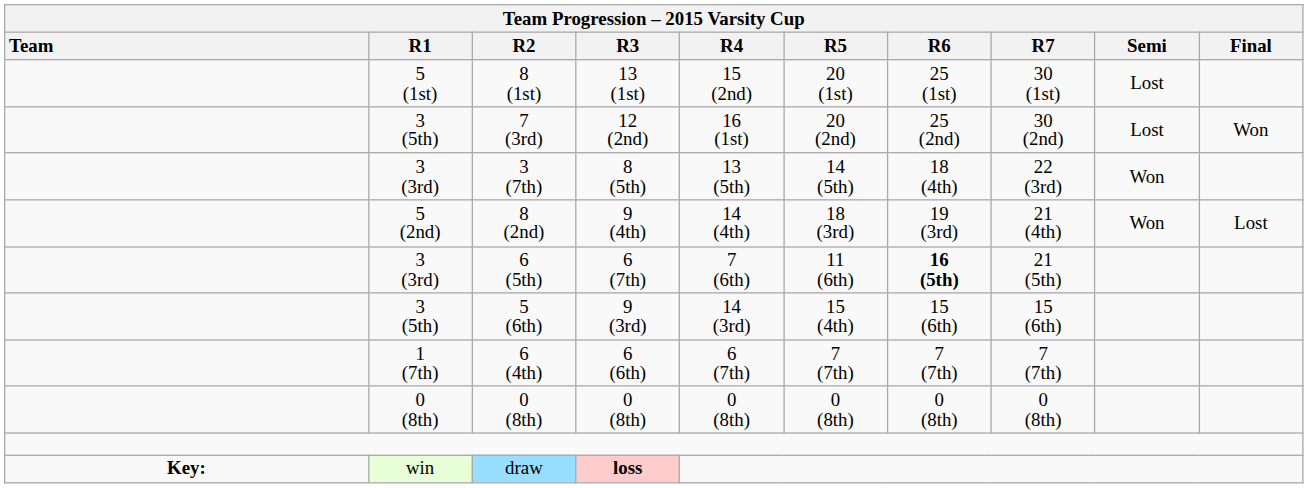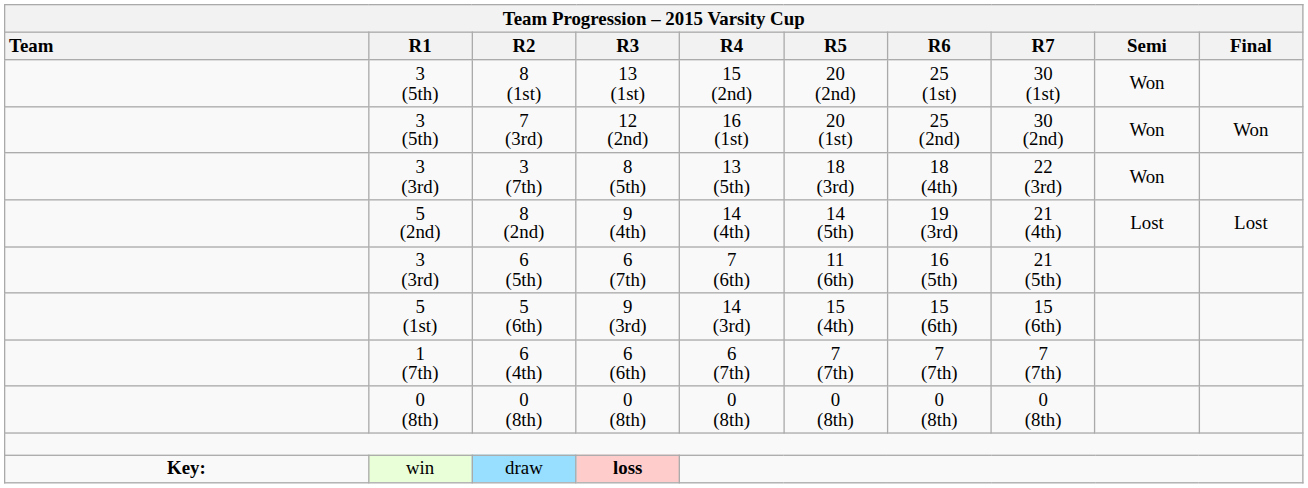(420, 84) 5 (1st) -> (420, 84) 3 (5th)
(835, 84) 20 (1st) -> (835, 84) 20 (2nd)
(1147, 84) Lost -> (1147, 84) Won
(835, 130) 20 (2nd) -> (835, 130) 20 (1st)
(1147, 130) Lost -> (1147, 130) Won
(835, 177) 14 (5th) -> (835, 177) 18 (3rd)
(835, 223) 18 (3rd) -> (835, 223) 14 (5th)
(1147, 223) Won -> (1147, 223) Lost
(939, 270) bold -> (939, 270) normal
(420, 316) 3 (5th) -> (420, 316) 5 (1st)
